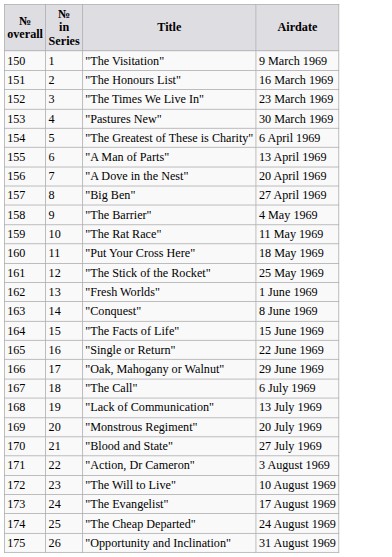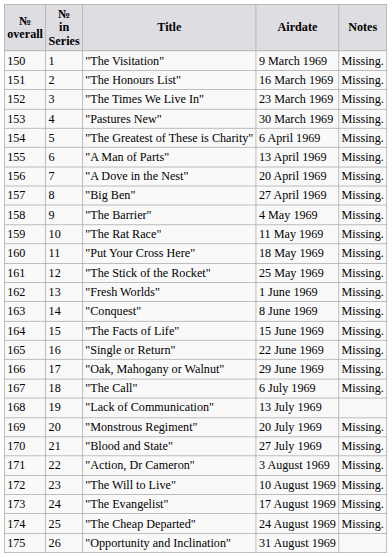+ column: (363, 27)
